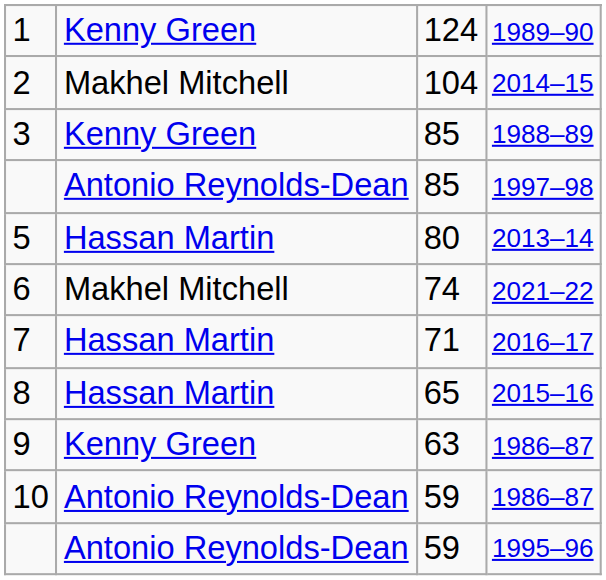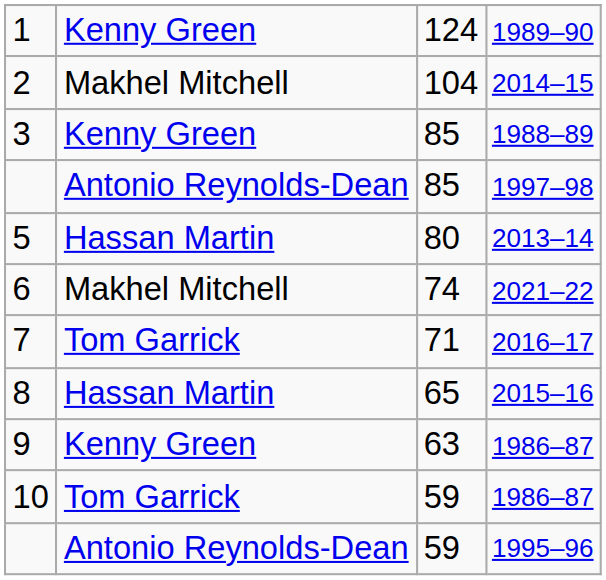(169, 340) Hassan Martin -> (152, 340) Tom Garrick
(236, 496) Antonio Reynolds-Dean -> (152, 496) Tom Garrick
